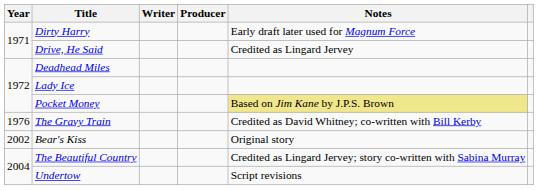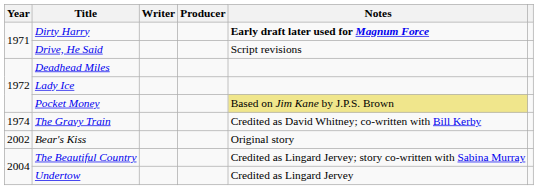(323, 31) normal -> (330, 31) bold
(292, 49) Credited as Lingard Jervey -> (266, 49) Script revisions
(18, 121) 1976 -> (18, 121) 1974
(266, 175) Script revisions -> (292, 175) Credited as Lingard Jervey
